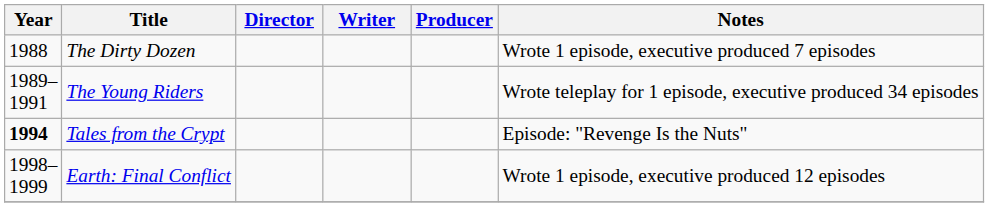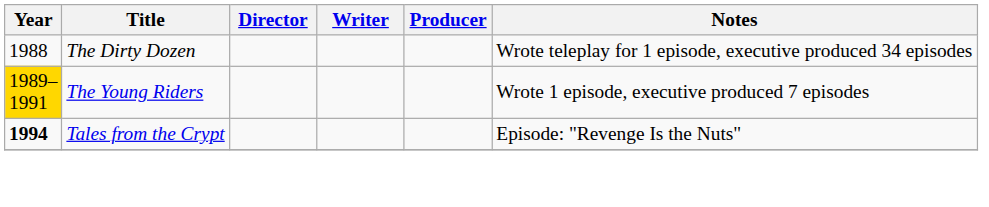(689, 50) Wrote 1 episode, executive produced 7 episodes -> (734, 50) Wrote teleplay for 1 episode, executive produced 34 episodes
(33, 92) no background -> (33, 92) gold background
(741, 92) Wrote teleplay for 1 episode, executive produced 34 episodes -> (683, 92) Wrote 1 episode, executive produced 7 episodes
- row: (149, 175)
